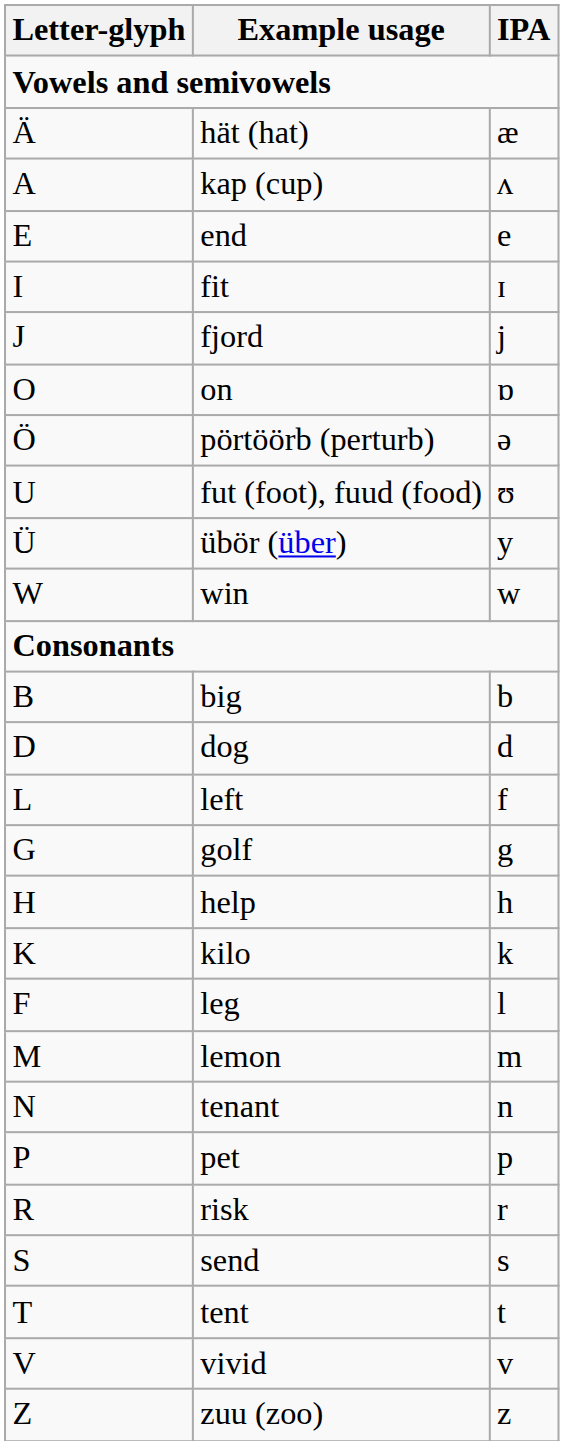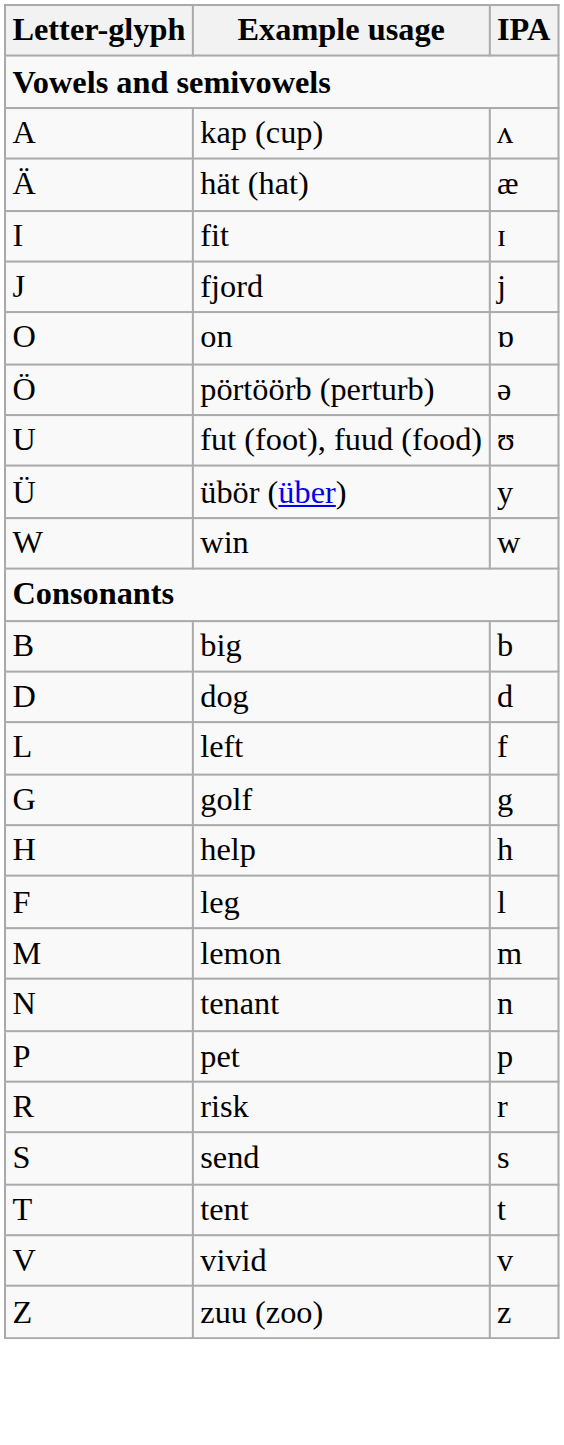rows swapped: (262, 183) <-> (255, 132)
- row: (224, 235)
- row: (225, 952)
